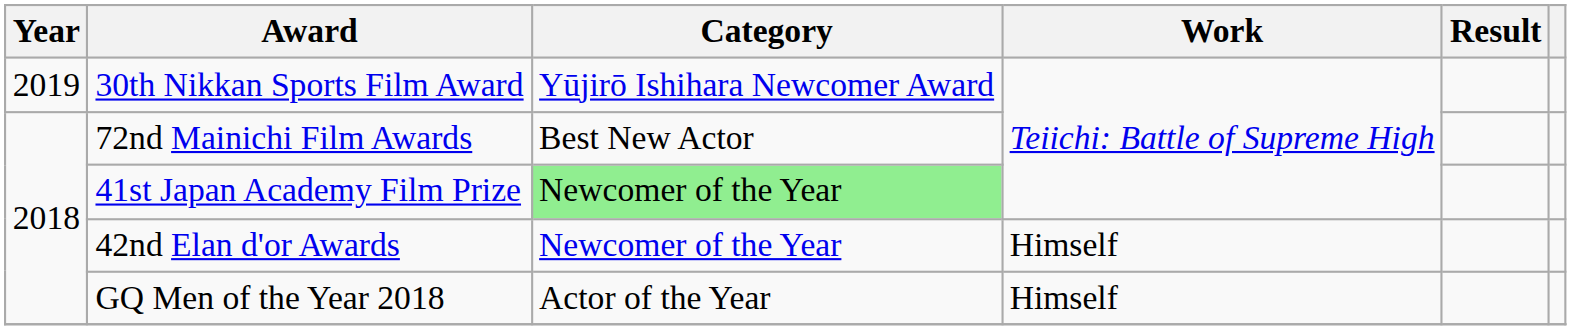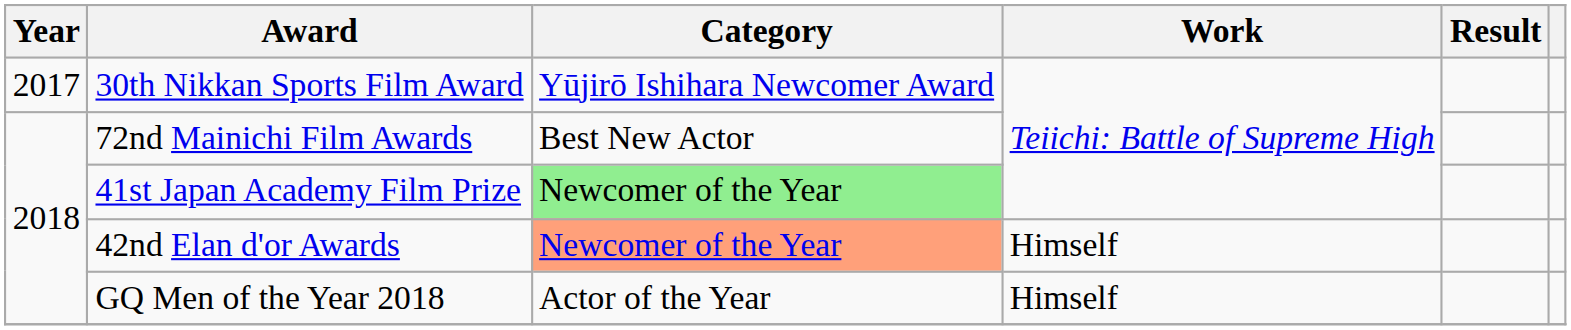(46, 84) 2019 -> (46, 84) 2017
(690, 244) no background -> (690, 244) lightsalmon background
